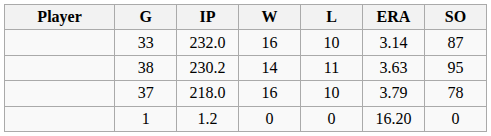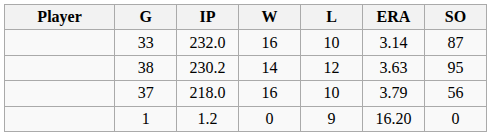(332, 67) 11 -> (332, 67) 12
(455, 93) 78 -> (455, 93) 56
(332, 118) 0 -> (332, 118) 9
